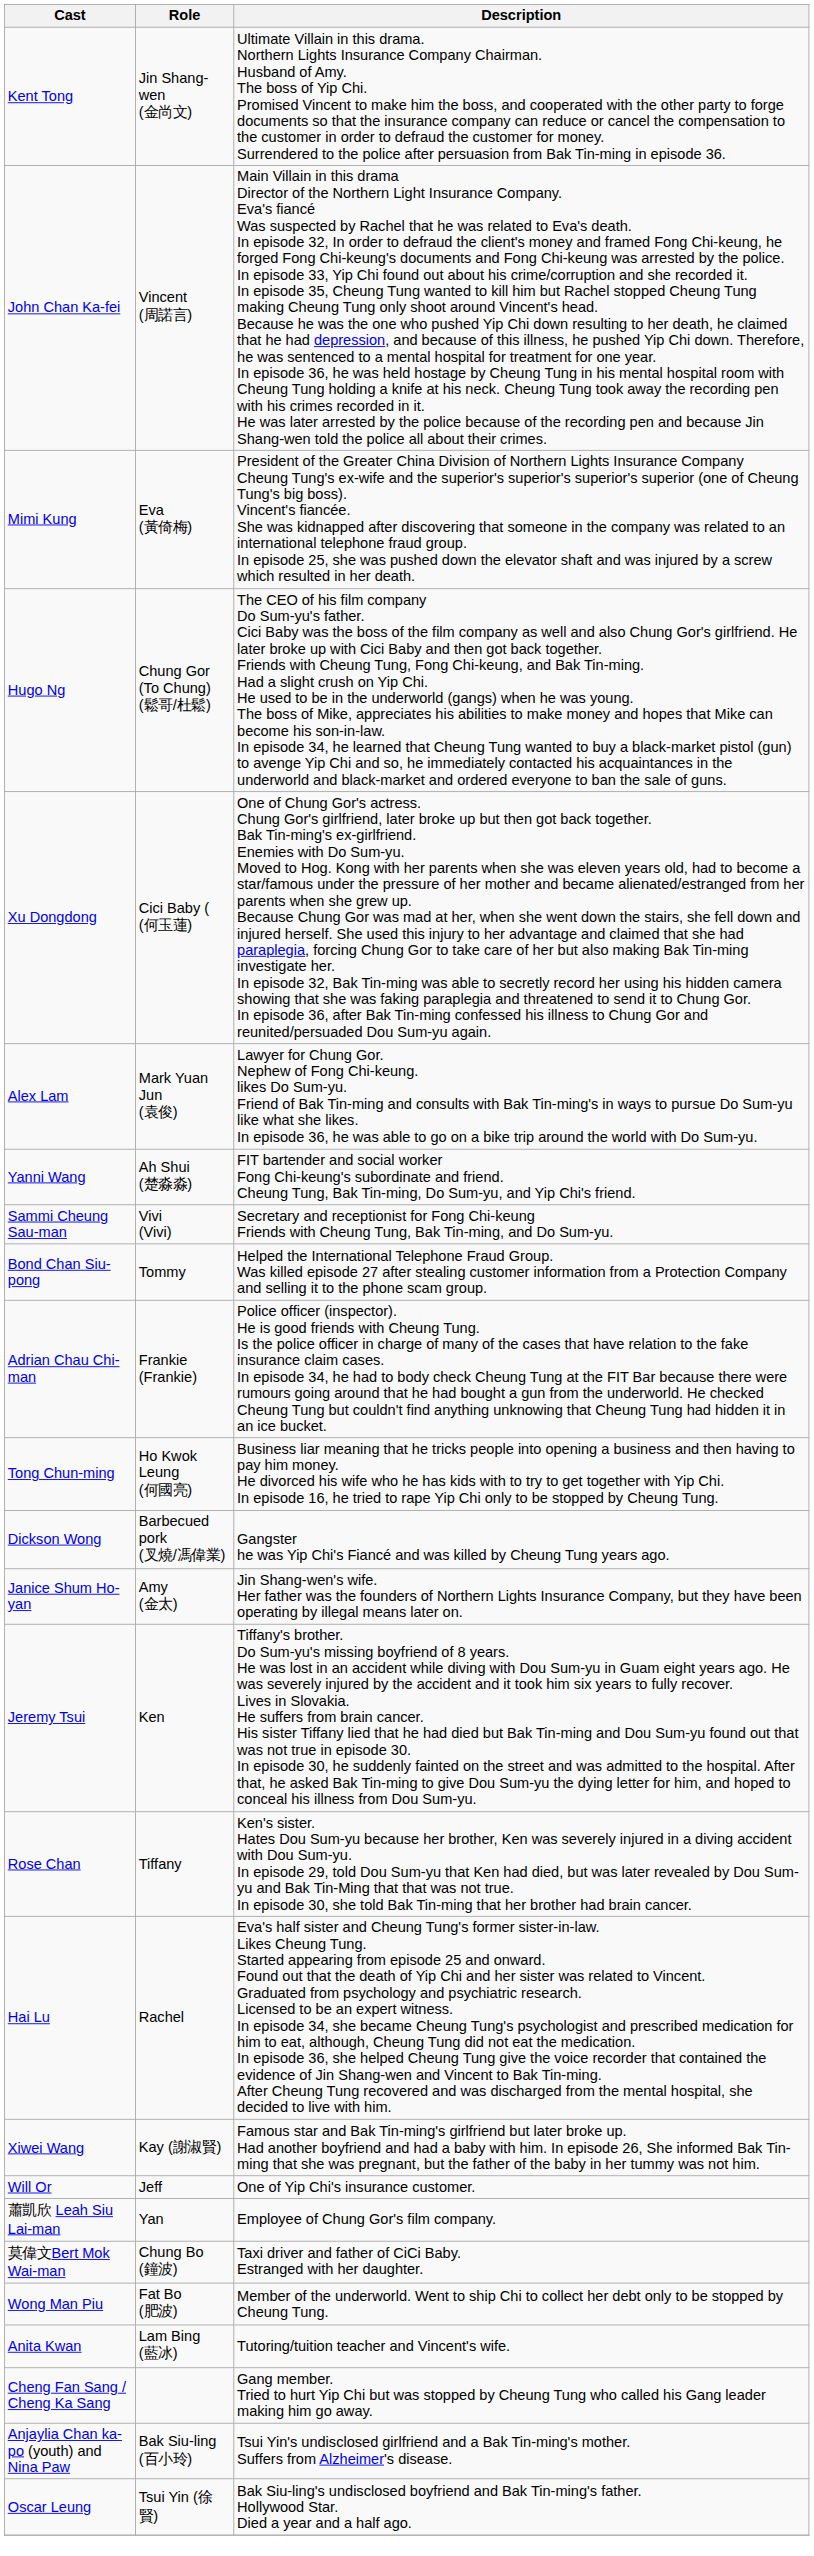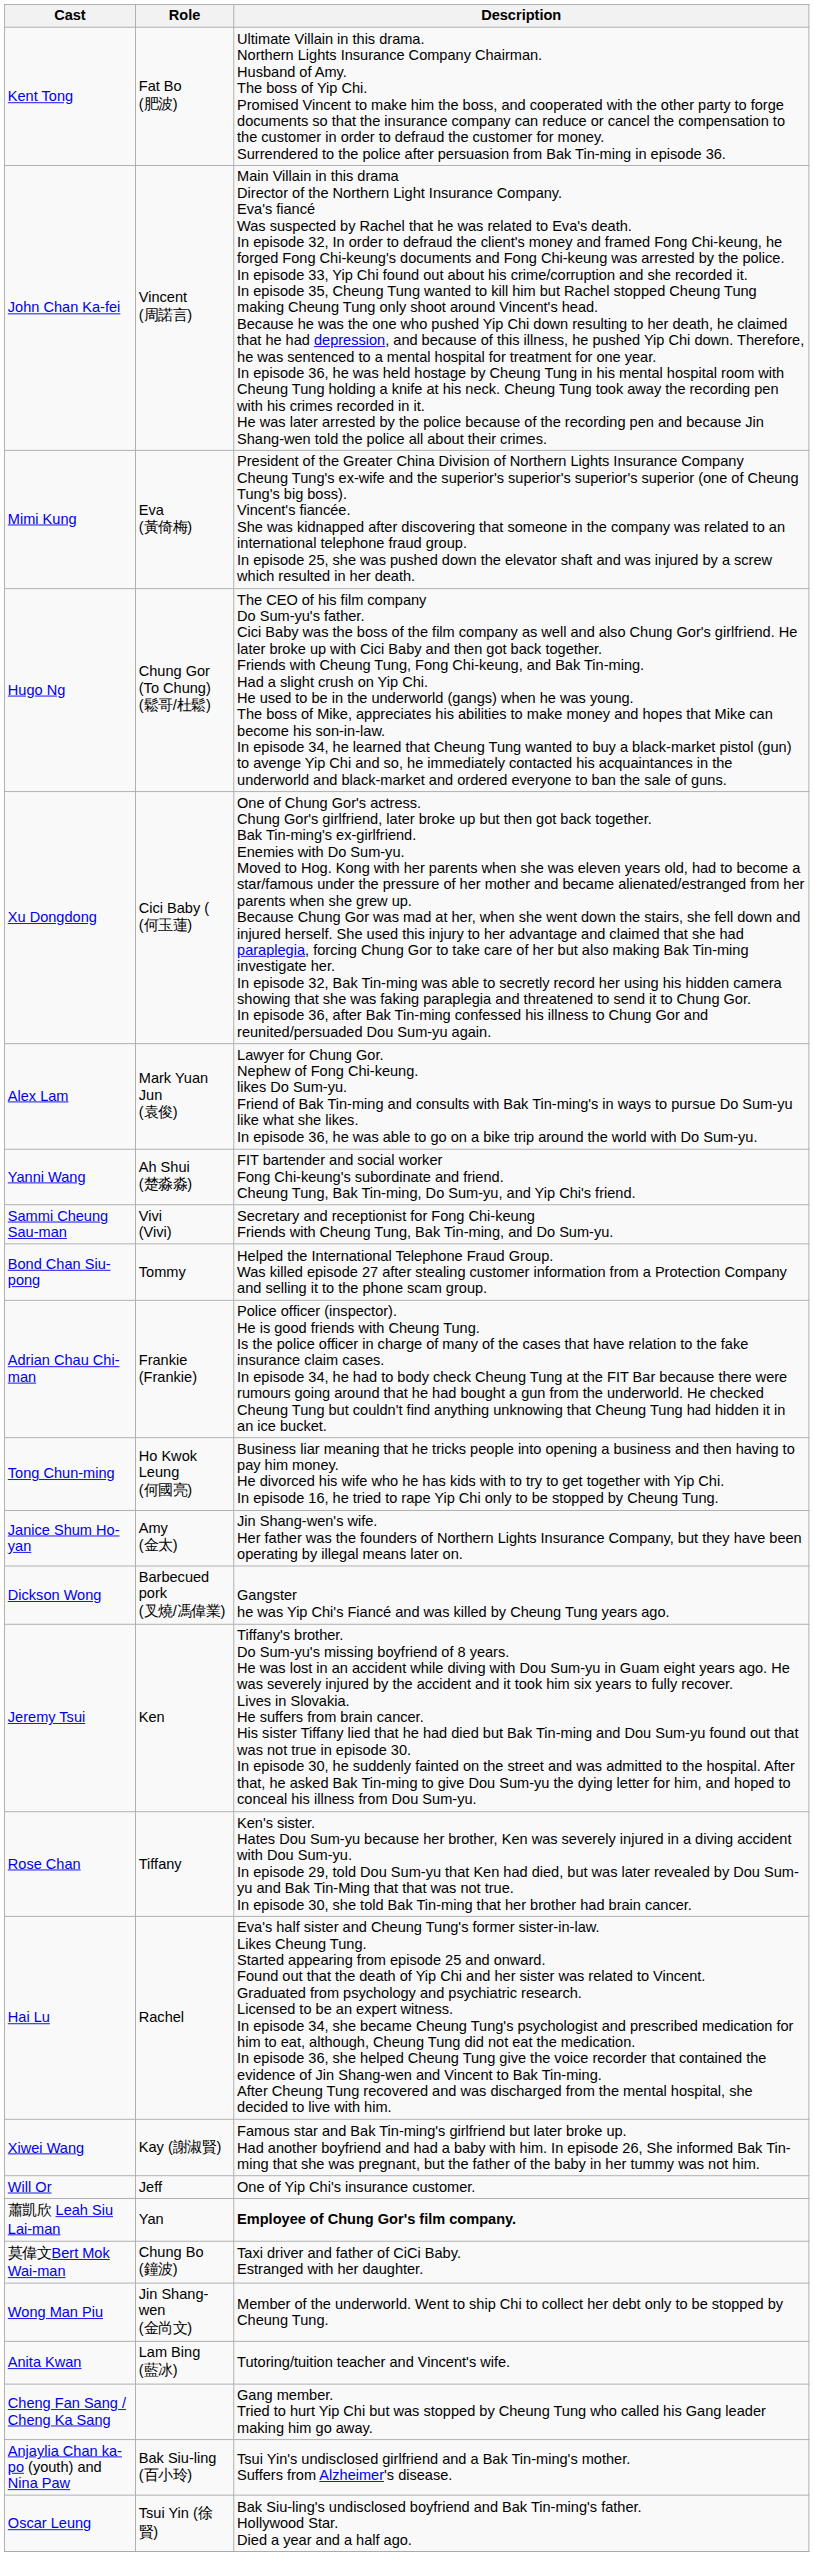(174, 95) Jin Shang-wen (金尚文) -> (160, 95) Fat Bo (肥波)
rows swapped: (55, 1539) <-> (64, 1596)
(367, 2219) normal -> (377, 2219) bold
(160, 2303) Fat Bo (肥波) -> (174, 2311) Jin Shang-wen (金尚文)
